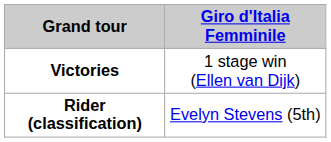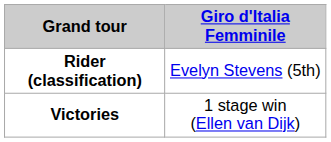rows swapped: (85, 115) <-> (85, 70)
